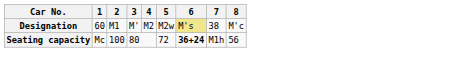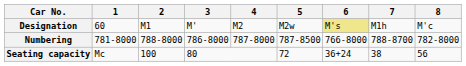(214, 26) 38 -> (379, 26) M1h
+ row: (48, 40)
(191, 40) bold -> (338, 54) normal
(216, 40) M1h -> (376, 54) 38
